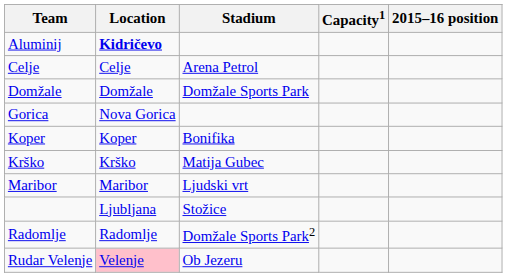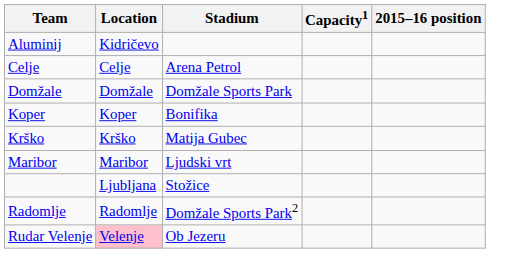(131, 43) bold -> (129, 43) normal
- row: (28, 114)
